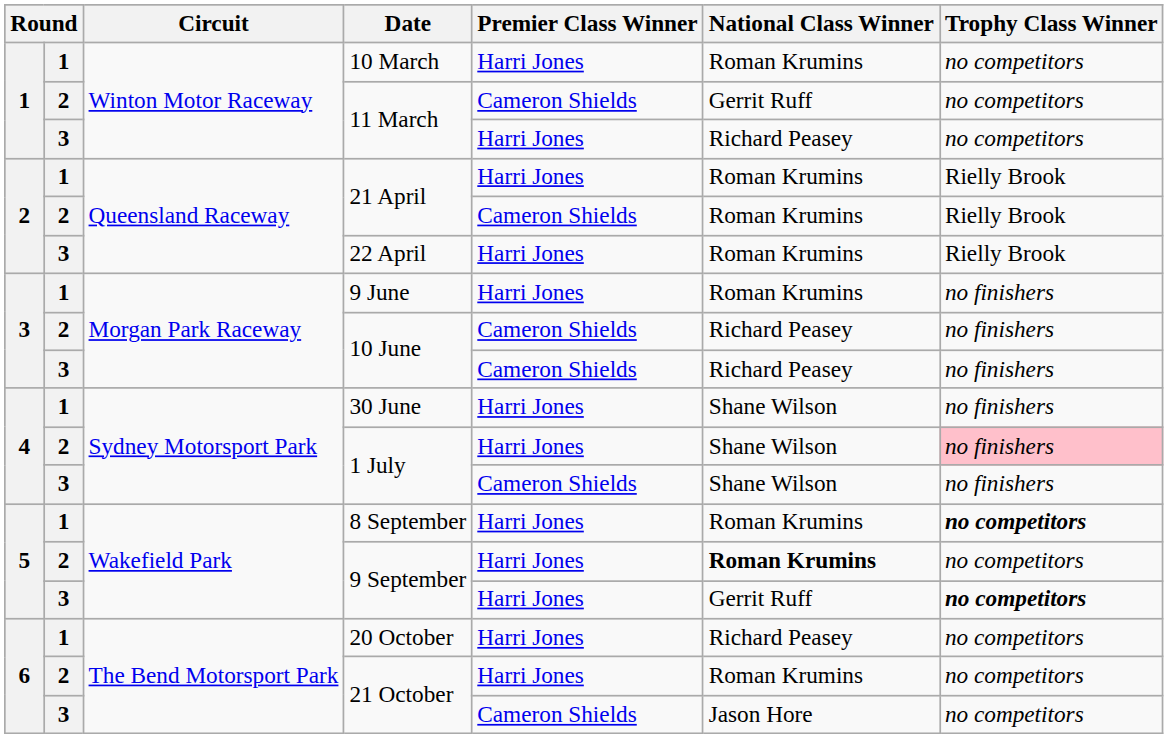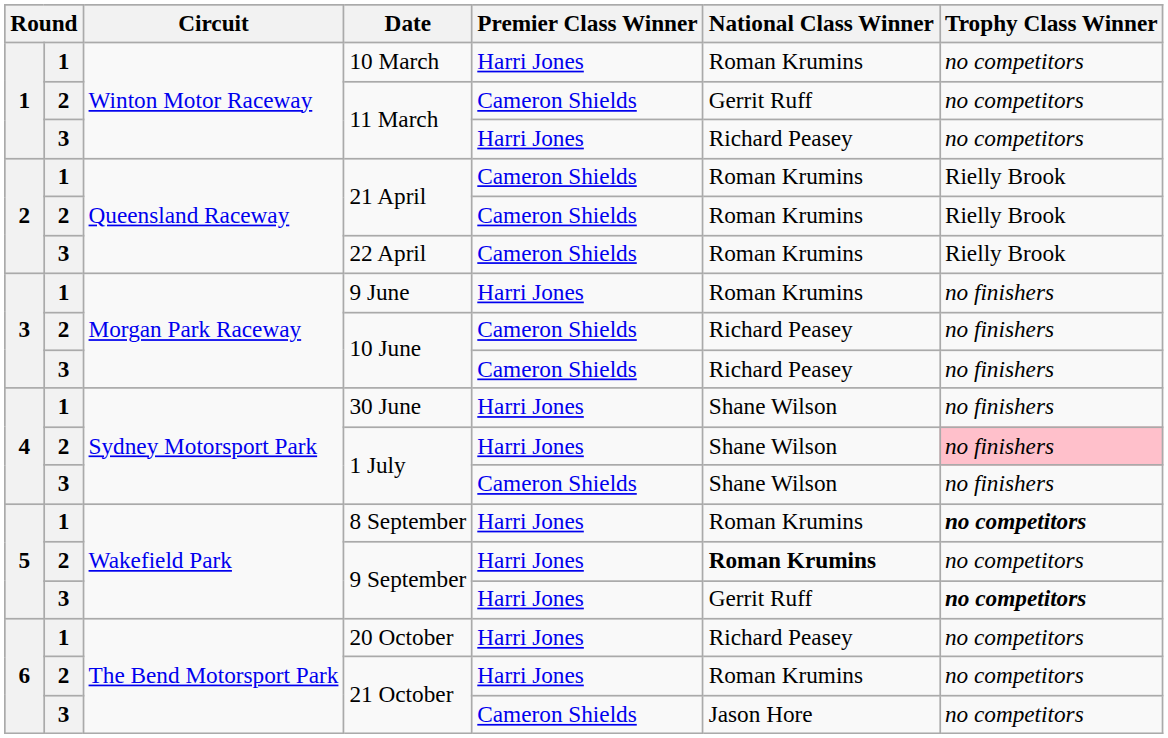(531, 176) Harri Jones -> (557, 176) Cameron Shields
(531, 253) Harri Jones -> (557, 253) Cameron Shields
